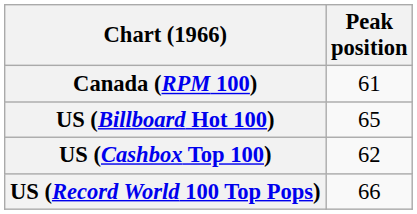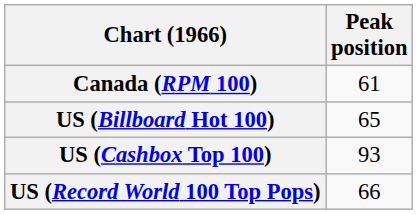(369, 155) 62 -> (369, 155) 93
